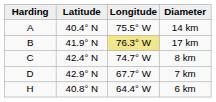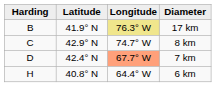- row: (185, 27)
(82, 58) 42.4° N -> (82, 43) 42.9° N
(82, 74) 42.9° N -> (82, 58) 42.4° N
(133, 74) no background -> (133, 58) lightsalmon background
